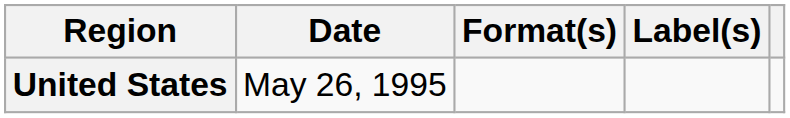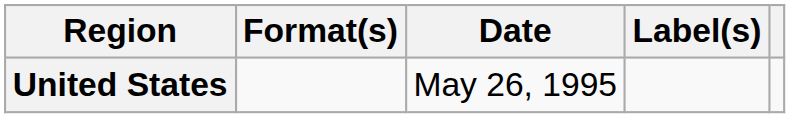columns swapped: (345, 31) <-> (540, 31)
